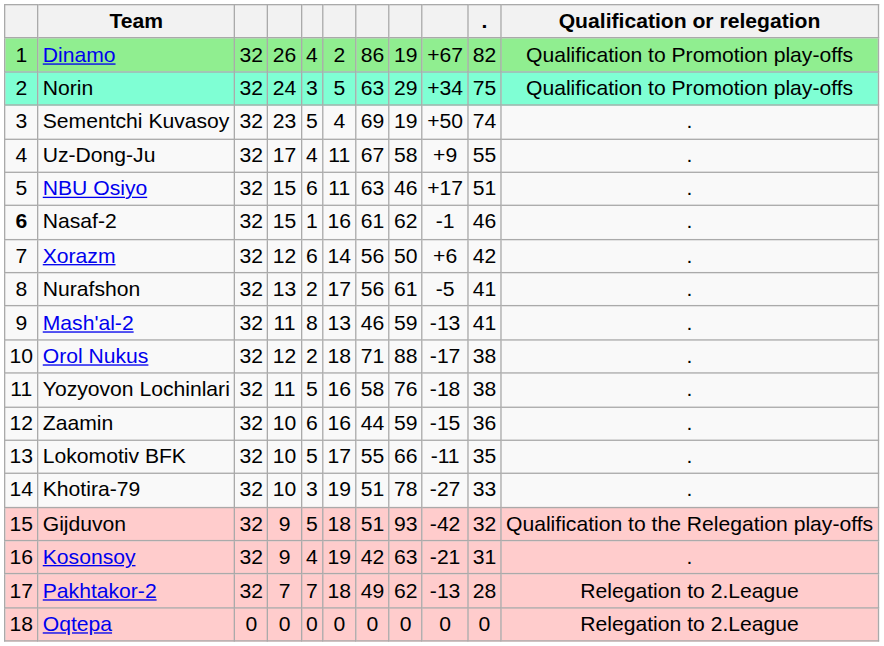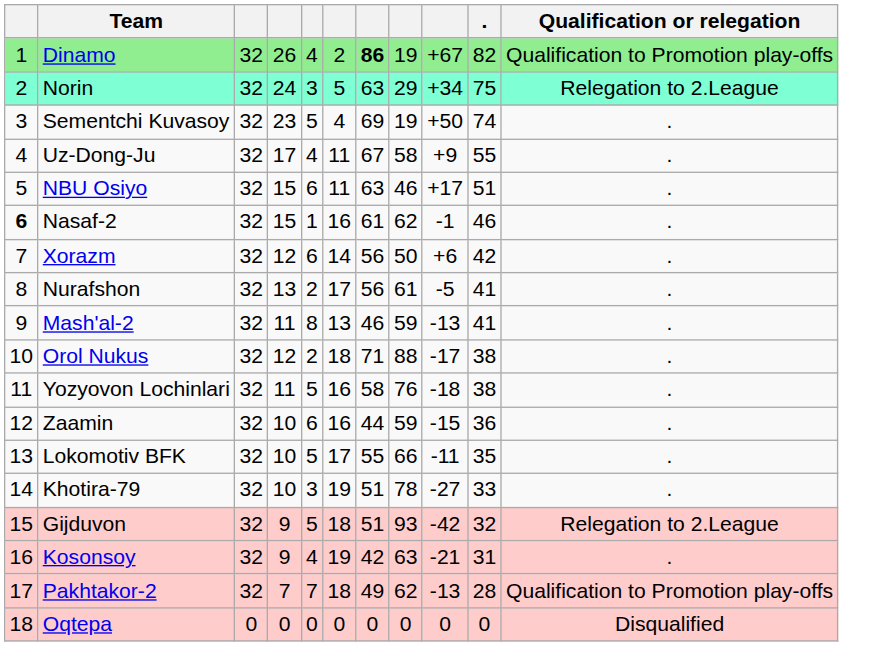(372, 54) normal -> (372, 54) bold
(690, 88) Qualification to Promotion play-offs -> (670, 88) Relegation to 2.League
(690, 523) Qualification to the Relegation play-offs -> (670, 523) Relegation to 2.League
(690, 590) Relegation to 2.League -> (670, 590) Qualification to Promotion play-offs
(690, 624) Relegation to 2.League -> (670, 624) Disqualified
